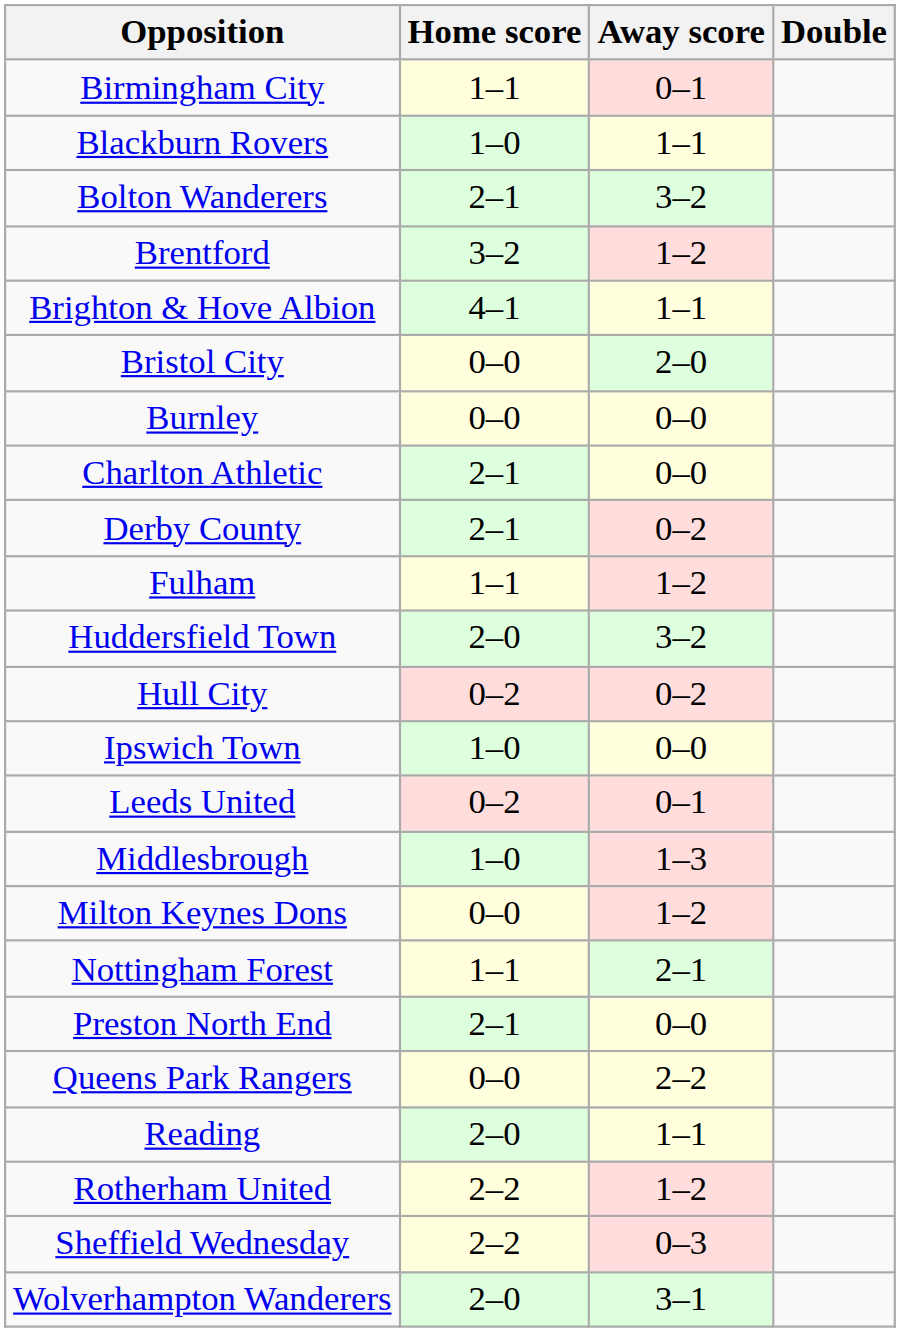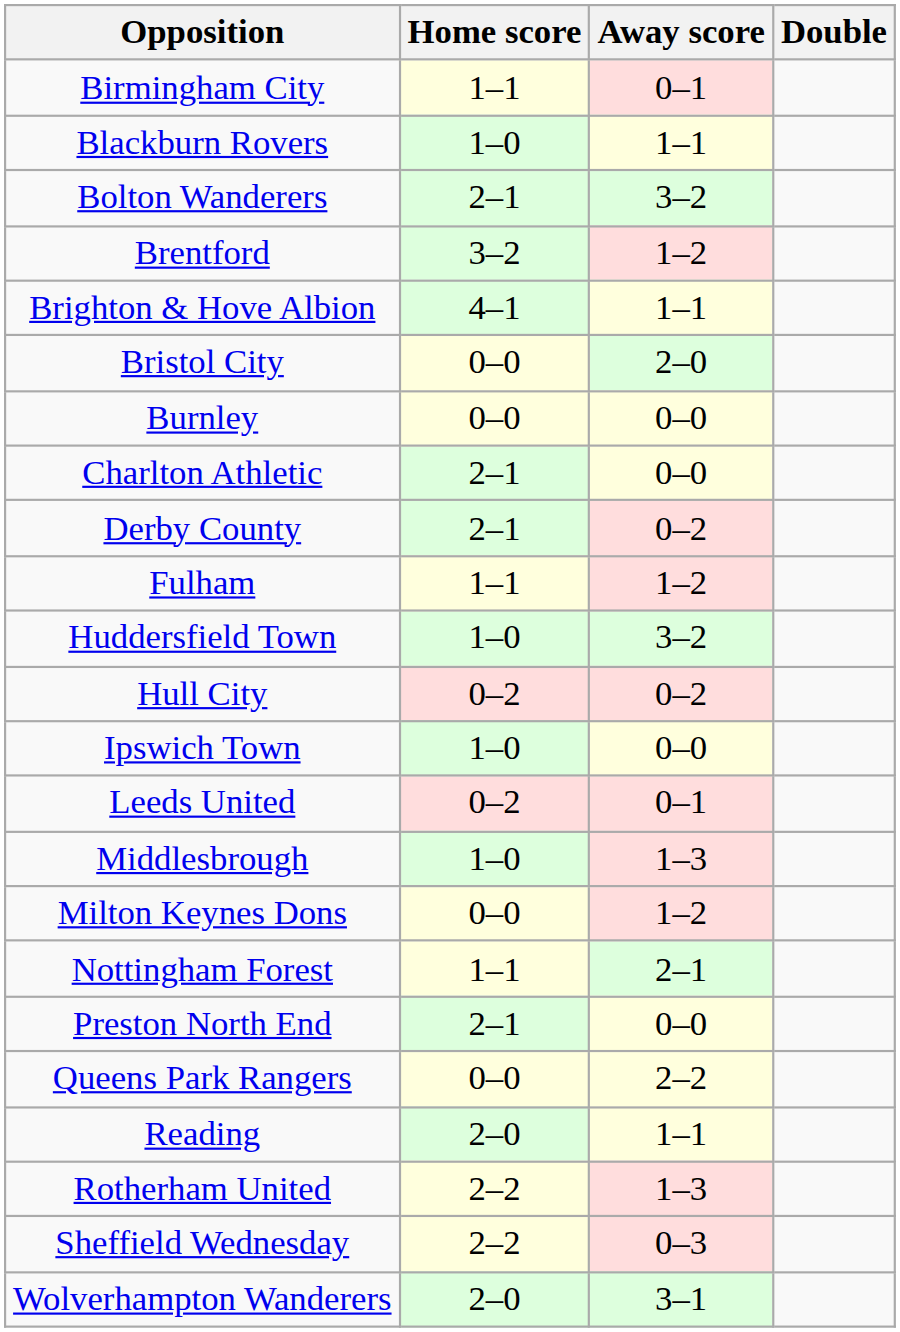(494, 637) 2–0 -> (494, 637) 1–0
(681, 1188) 1–2 -> (681, 1188) 1–3
